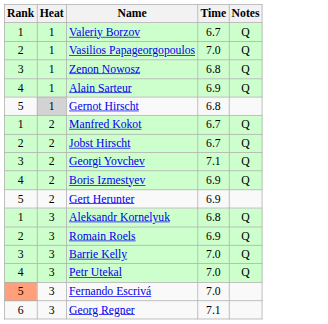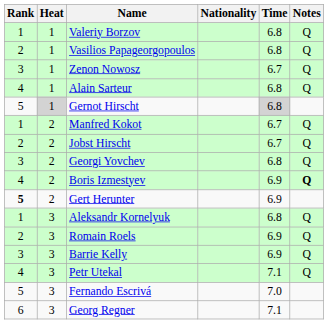+ column: (228, 13)
(213, 32) 6.7 -> (275, 32) 6.8
(213, 50) 7.0 -> (275, 50) 6.8
(213, 69) 6.8 -> (275, 69) 6.7
(213, 87) 6.9 -> (275, 87) 6.8
(213, 106) no background -> (275, 106) lightgrey background
(213, 161) 7.1 -> (275, 161) 6.8
(246, 180) normal -> (307, 180) bold
(21, 198) normal -> (21, 198) bold
(213, 254) 7.0 -> (275, 254) 6.9
(213, 273) 7.0 -> (275, 273) 7.1
(21, 291) lightsalmon background -> (21, 291) no background
